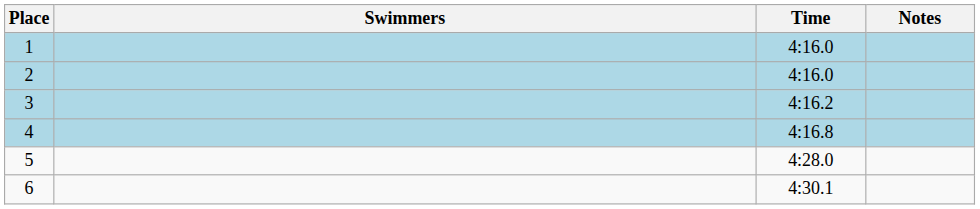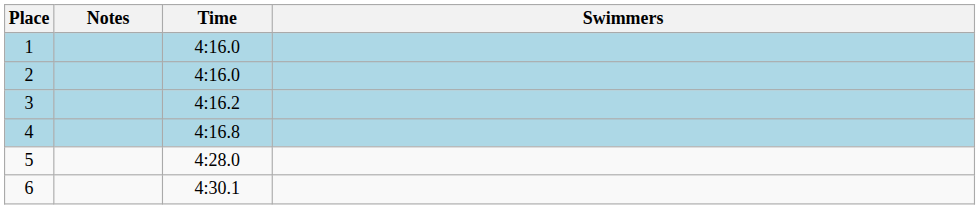columns swapped: (405, 18) <-> (920, 18)
